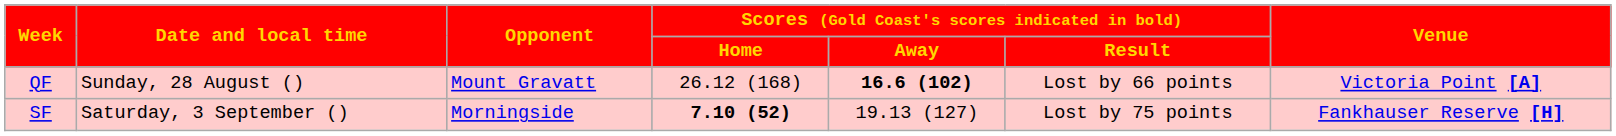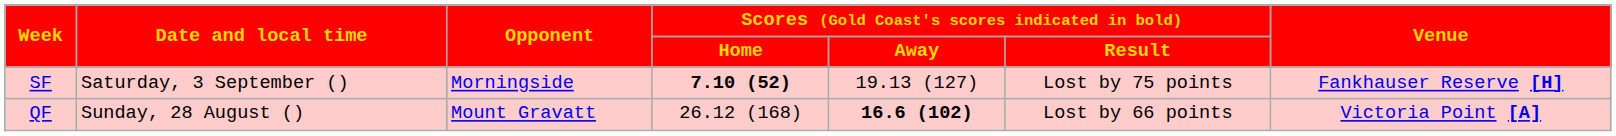rows swapped: (41, 83) <-> (41, 114)
